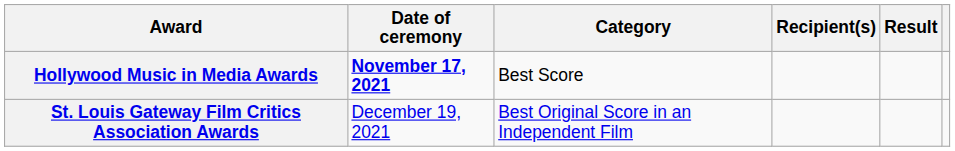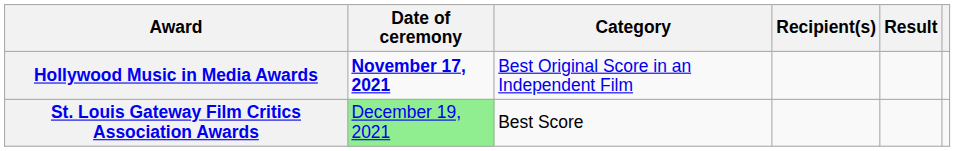(541, 75) Best Score -> (595, 75) Best Original Score in an Independent Film
(406, 122) no background -> (406, 122) lightgreen background
(595, 122) Best Original Score in an Independent Film -> (541, 122) Best Score
